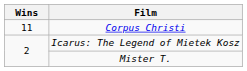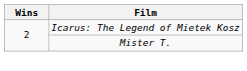- row: (146, 28)
